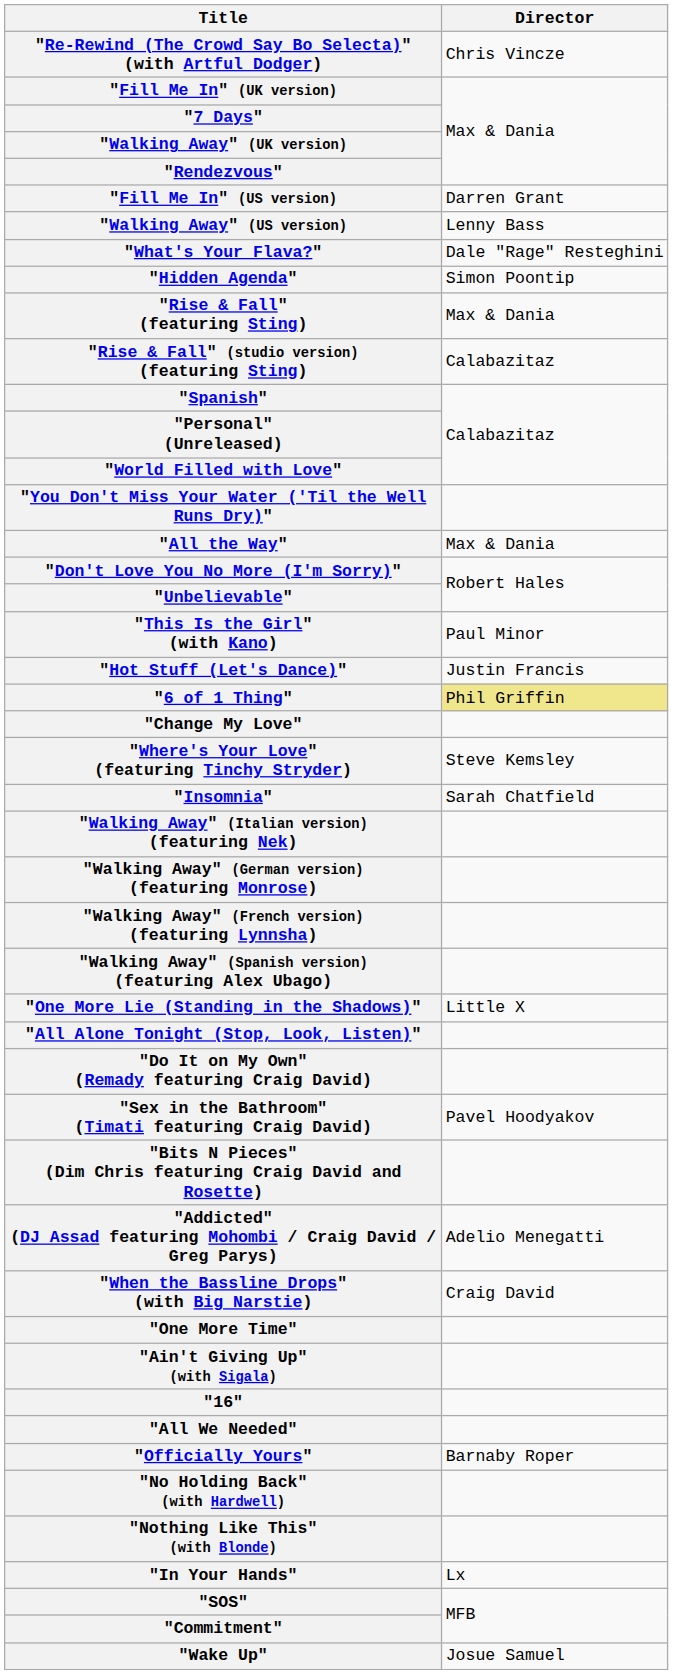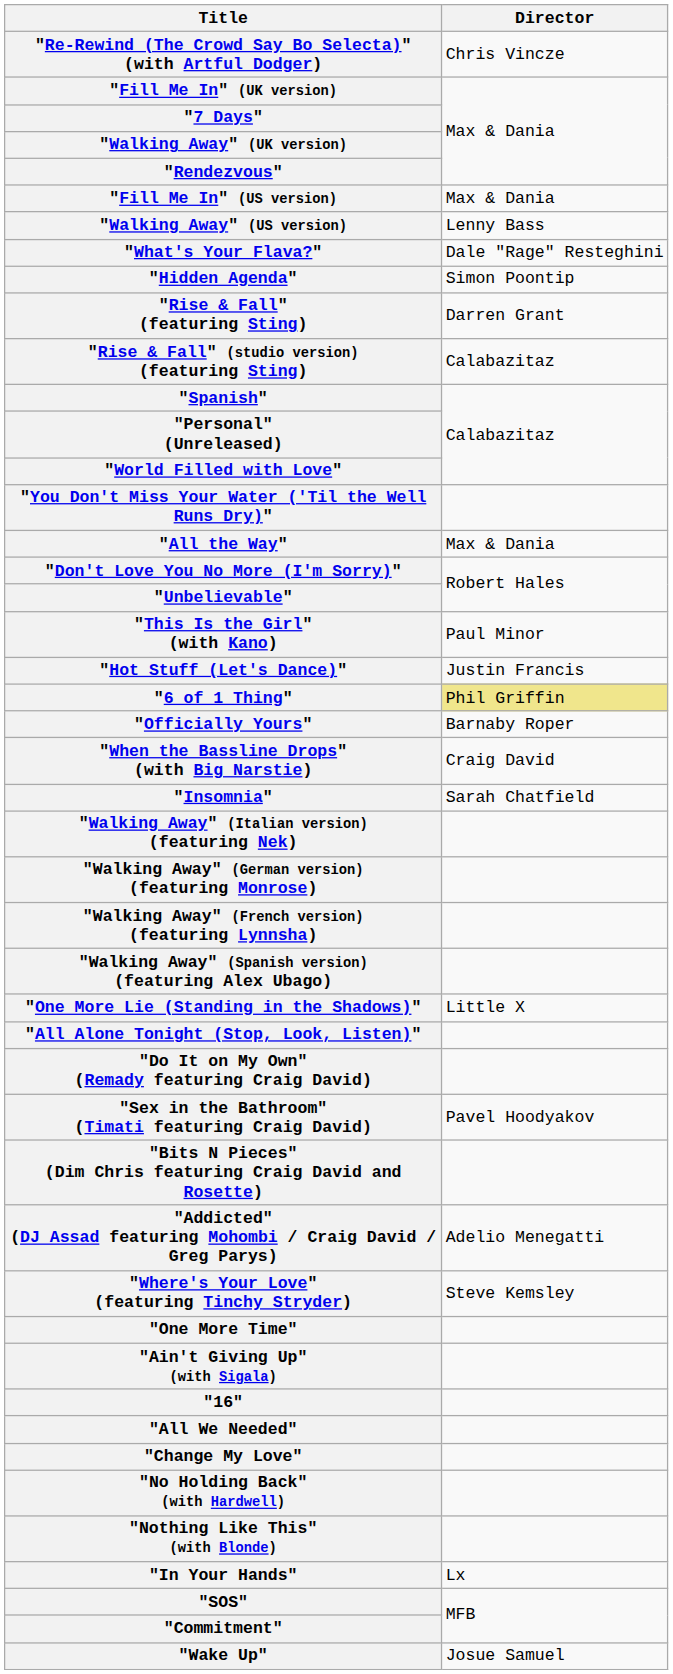(505, 199) Darren Grant -> (500, 199) Max & Dania
(500, 316) Max & Dania -> (505, 316) Darren Grant
rows swapped: (223, 1456) <-> (223, 724)
rows swapped: (223, 761) <-> (223, 1293)
